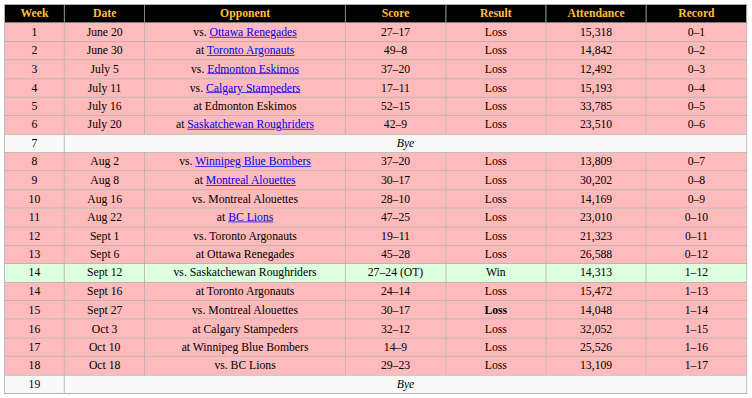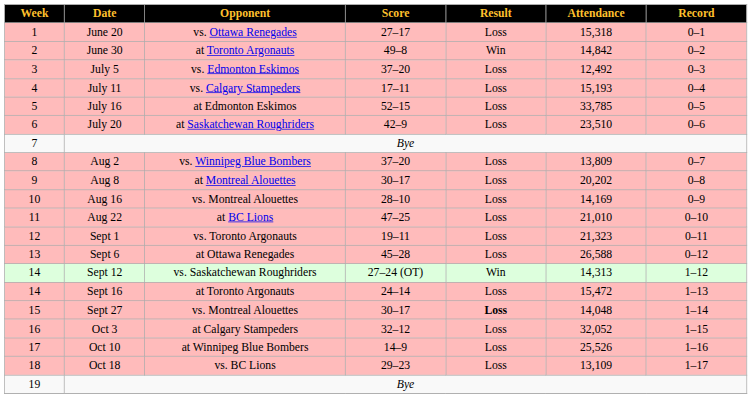(496, 50) Loss -> (496, 50) Win
(596, 180) 30,202 -> (596, 180) 20,202
(596, 217) 23,010 -> (596, 217) 21,010
